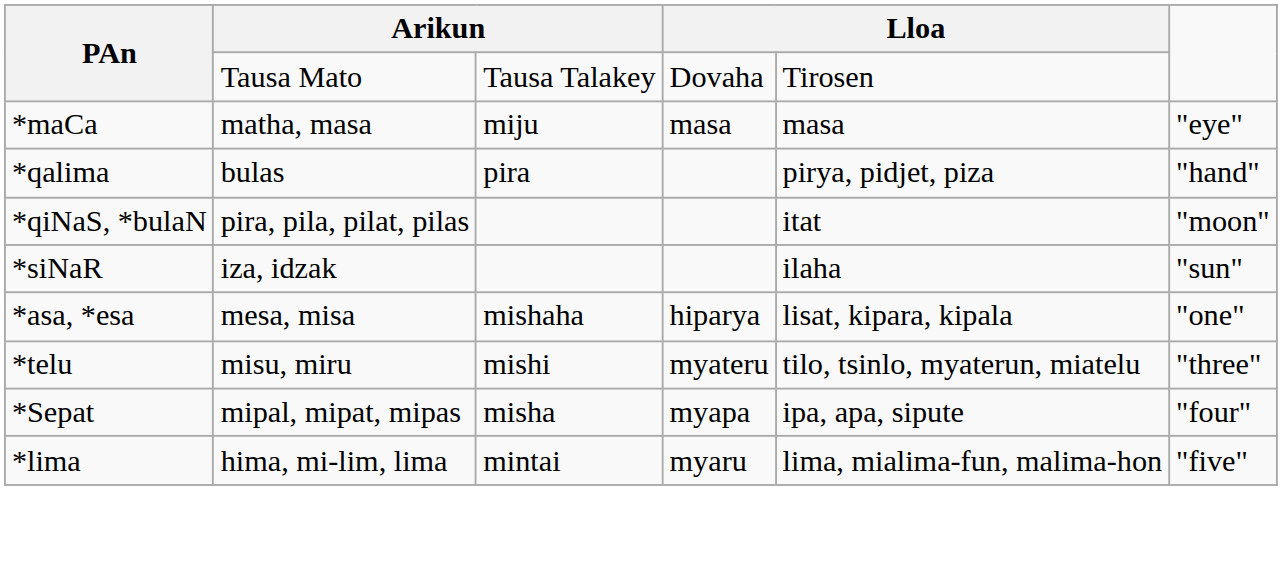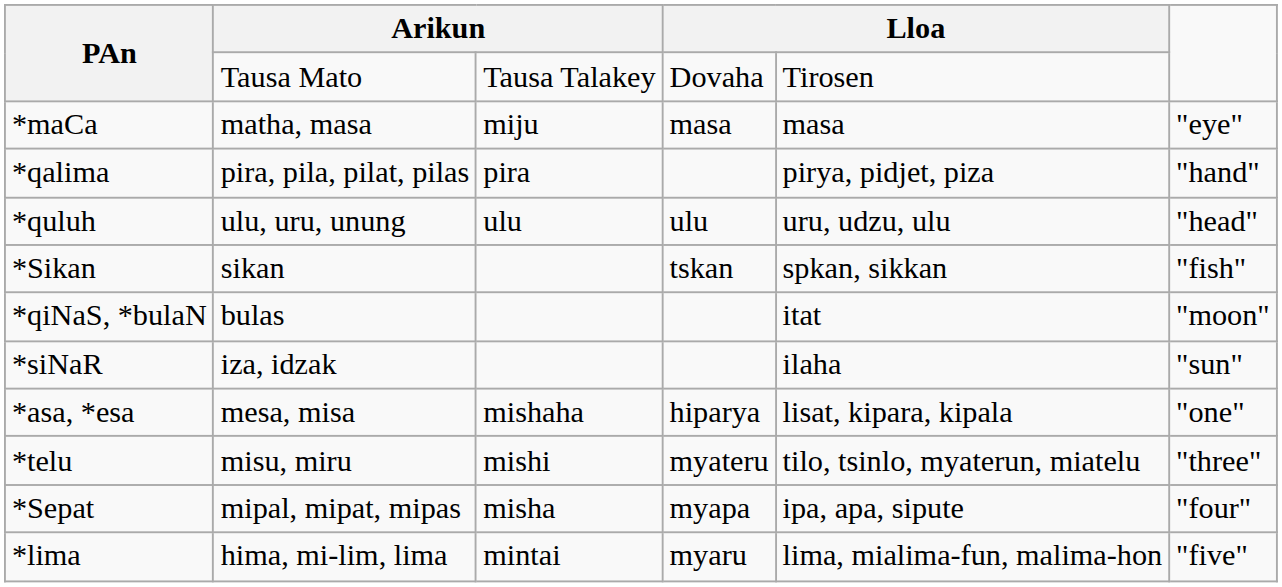(253, 172) bulas -> (345, 172) pira, pila, pilat, pilas
+ row: (54, 220)
+ row: (54, 268)
(345, 220) pira, pila, pilat, pilas -> (253, 316) bulas
